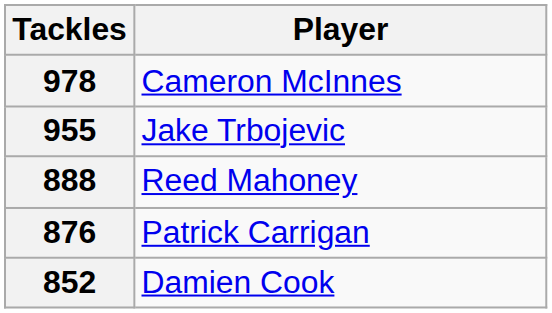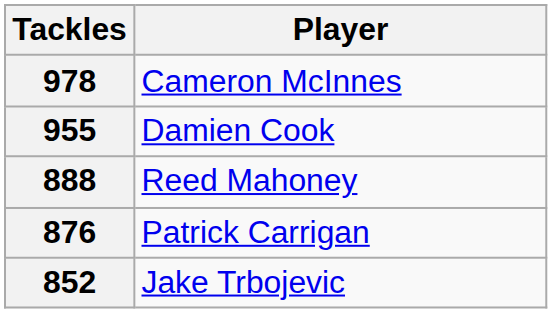(243, 130) Jake Trbojevic -> (238, 130) Damien Cook
(238, 282) Damien Cook -> (243, 282) Jake Trbojevic
